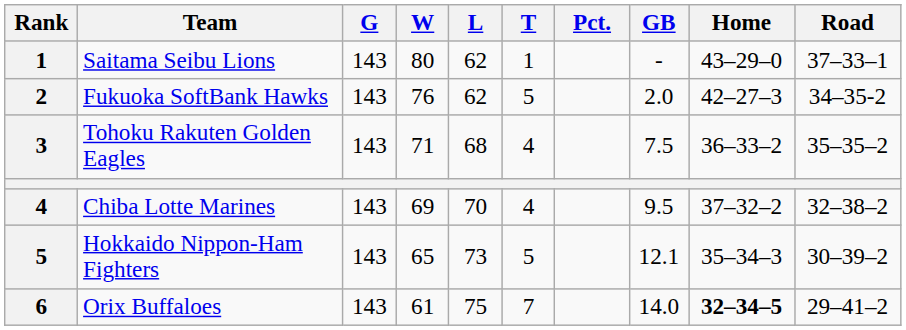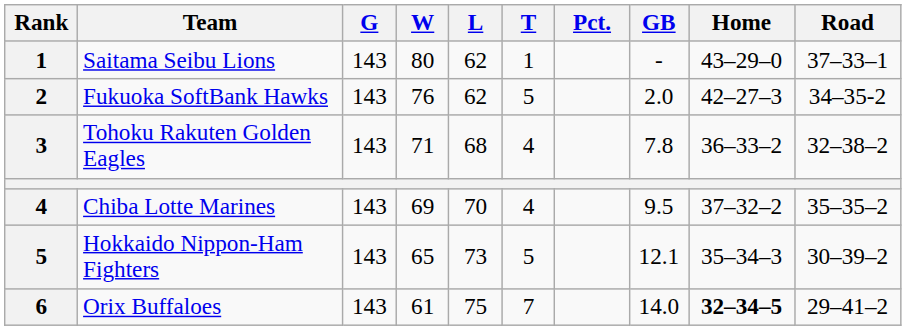(659, 146) 7.5 -> (659, 146) 7.8
(847, 146) 35–35–2 -> (847, 146) 32–38–2
(847, 206) 32–38–2 -> (847, 206) 35–35–2
